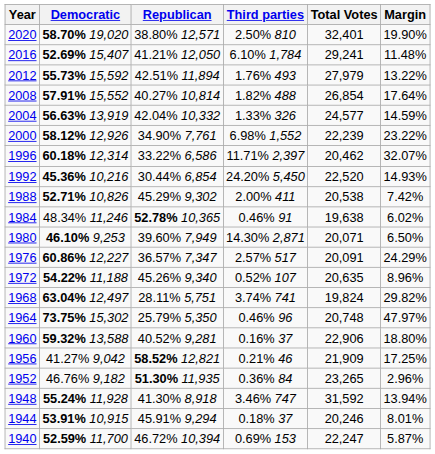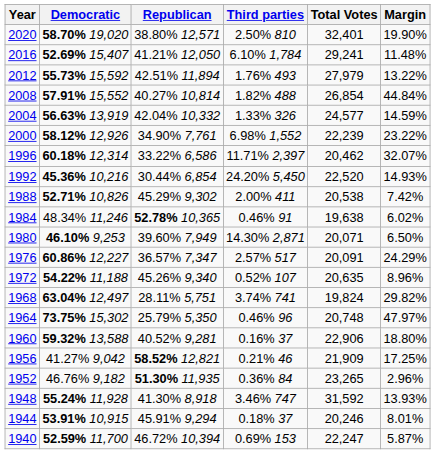(405, 96) 17.64% -> (405, 96) 44.84%
(405, 399) 13.94% -> (405, 399) 13.93%
